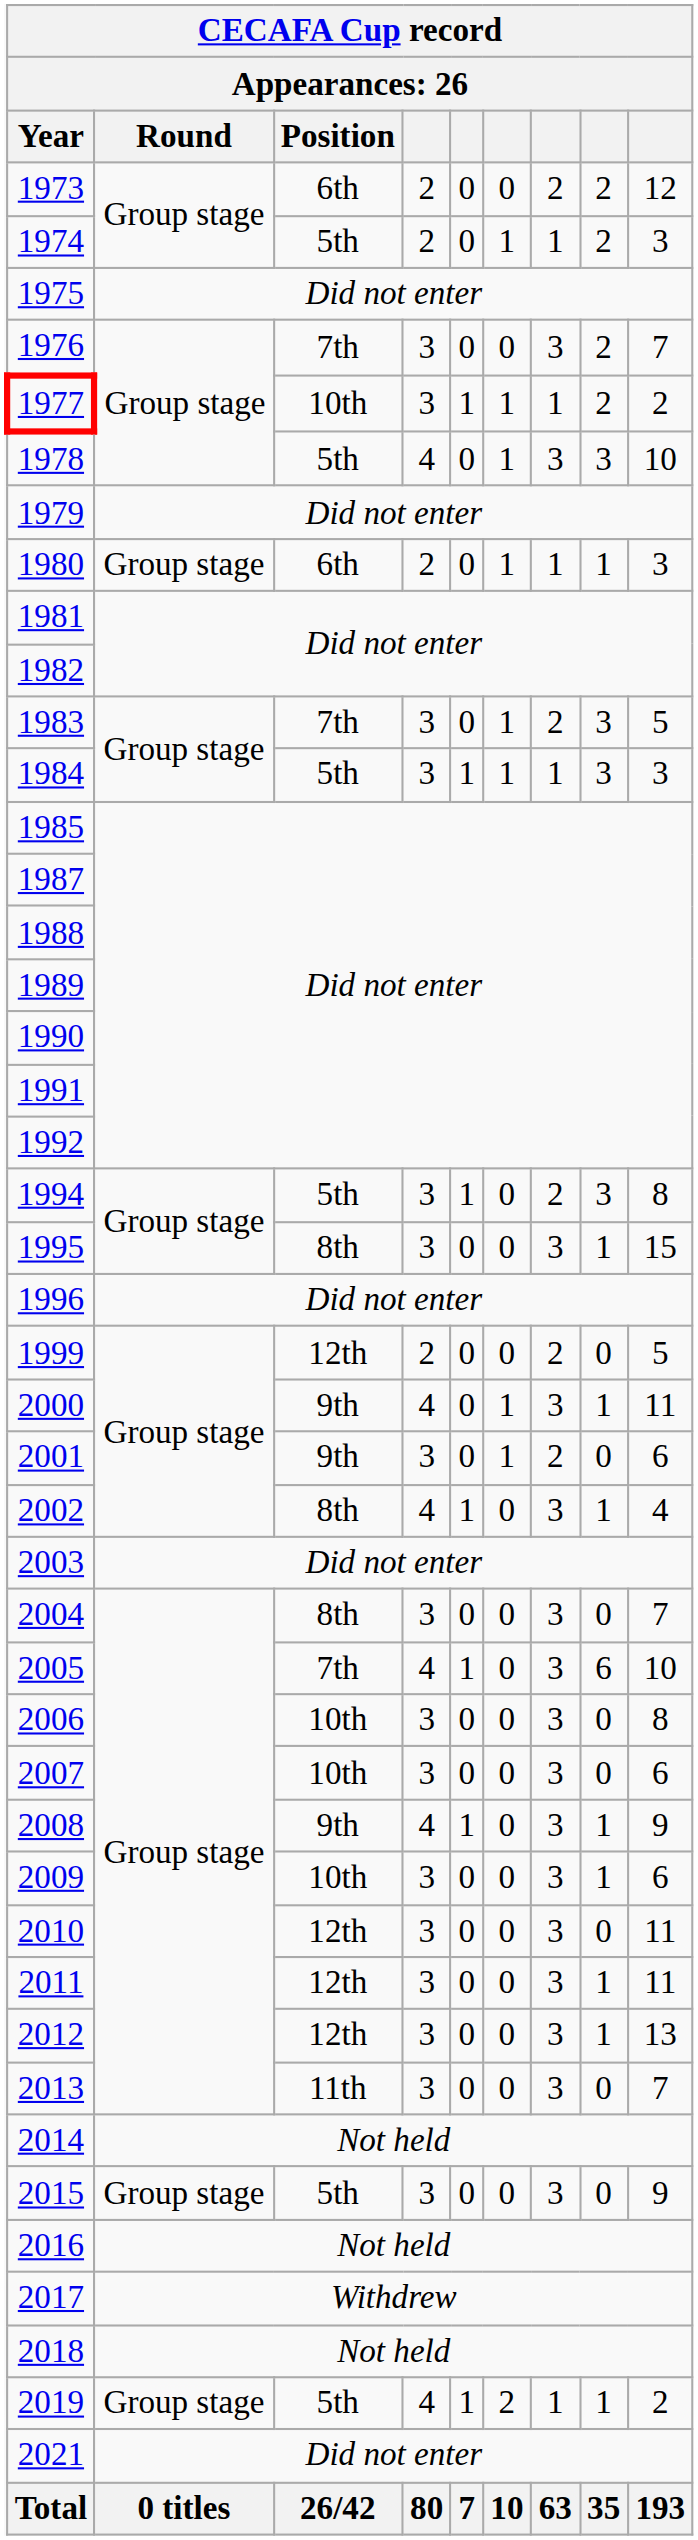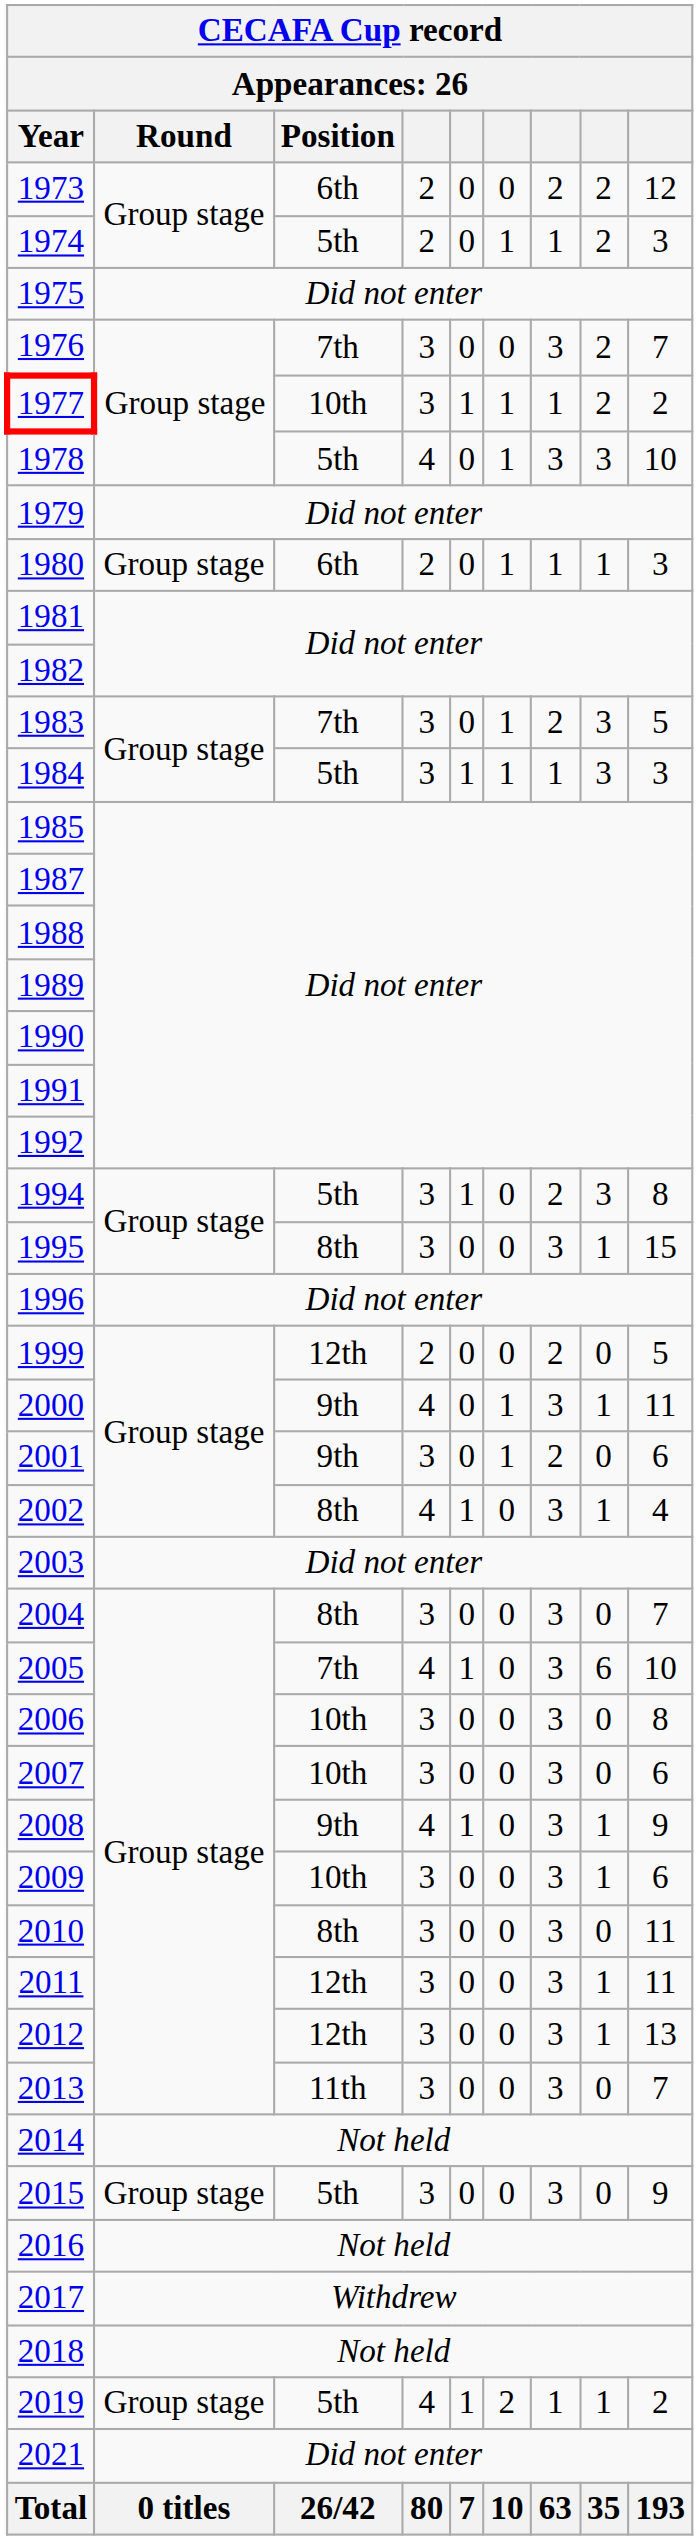(338, 1929) 12th -> (338, 1929) 8th
